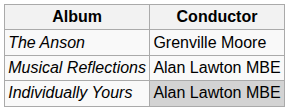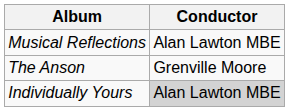rows swapped: (47, 42) <-> (77, 67)
